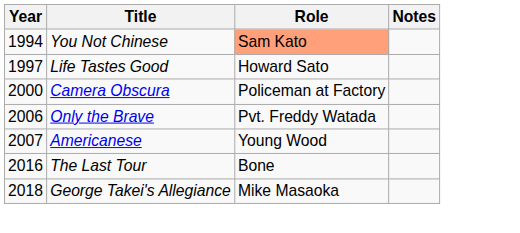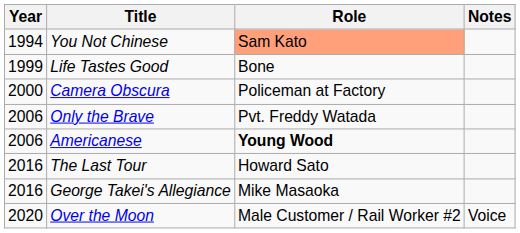(26, 66) 1997 -> (26, 66) 1999
(283, 66) Howard Sato -> (256, 66) Bone
(26, 141) 2007 -> (26, 141) 2006
(282, 141) normal -> (286, 141) bold
(256, 166) Bone -> (283, 166) Howard Sato
(26, 191) 2018 -> (26, 191) 2016
+ row: (102, 215)
